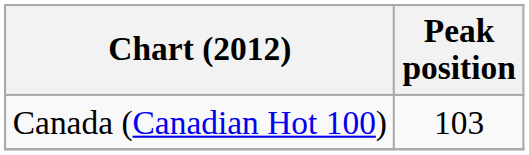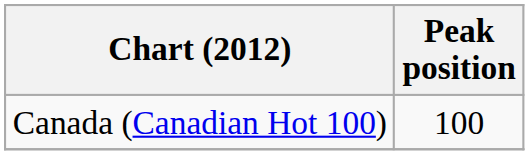(459, 121) 103 -> (459, 121) 100
